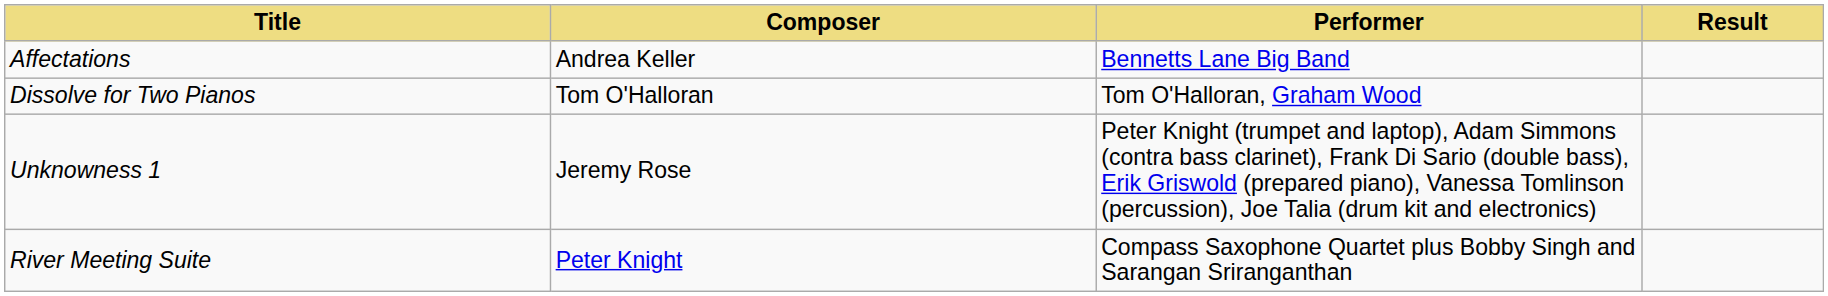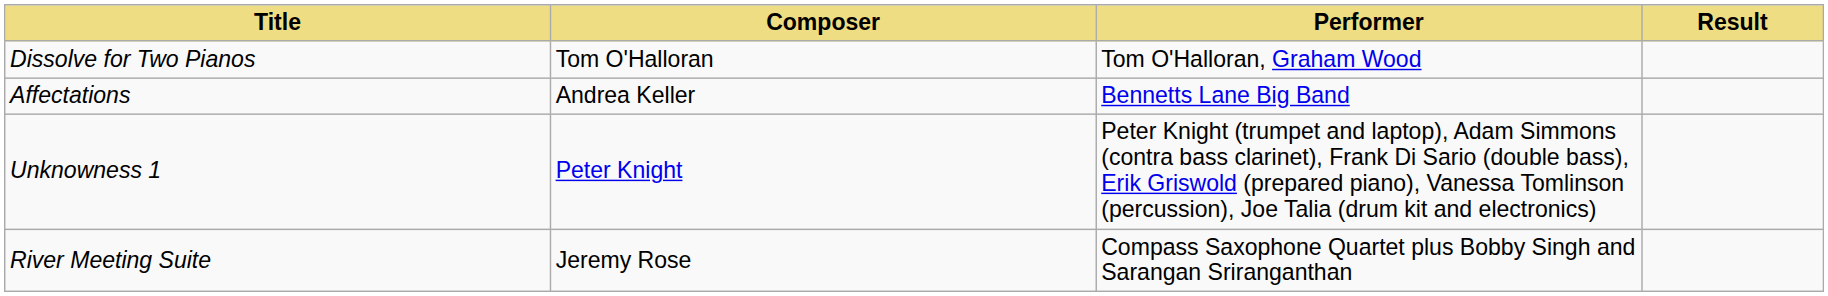rows swapped: (70, 59) <-> (133, 95)
(623, 171) Jeremy Rose -> (619, 171) Peter Knight
(619, 259) Peter Knight -> (623, 259) Jeremy Rose
